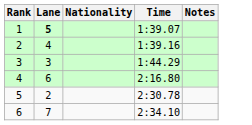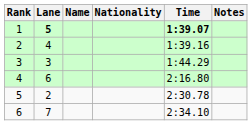+ column: (78, 13)
(159, 29) normal -> (188, 29) bold
